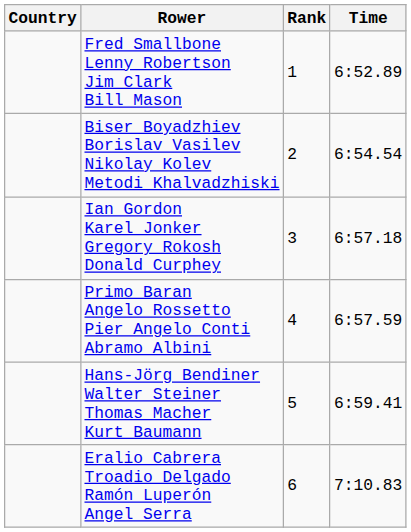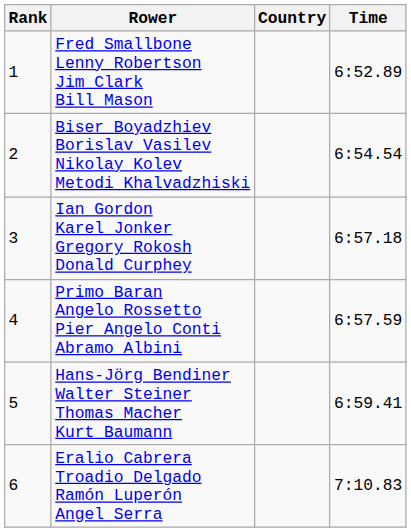columns swapped: (307, 18) <-> (43, 18)
